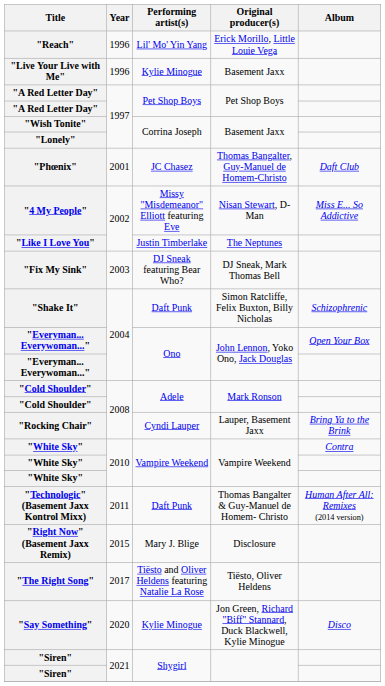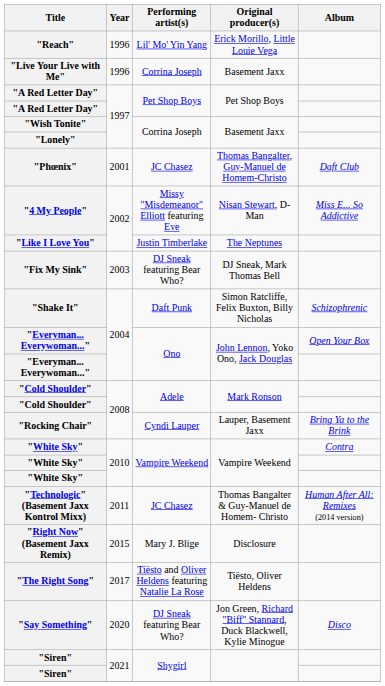(172, 71) Kylie Minogue -> (172, 71) Corrina Joseph
(172, 505) Daft Punk -> (172, 505) JC Chasez
(172, 625) Kylie Minogue -> (172, 625) DJ Sneak featuring Bear Who?
